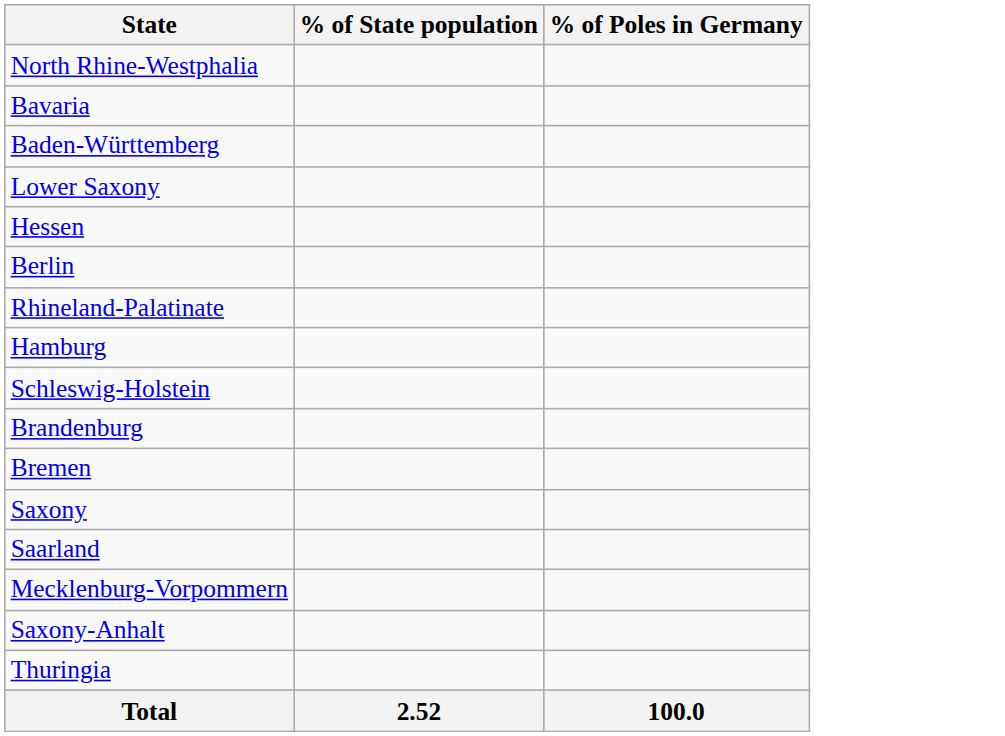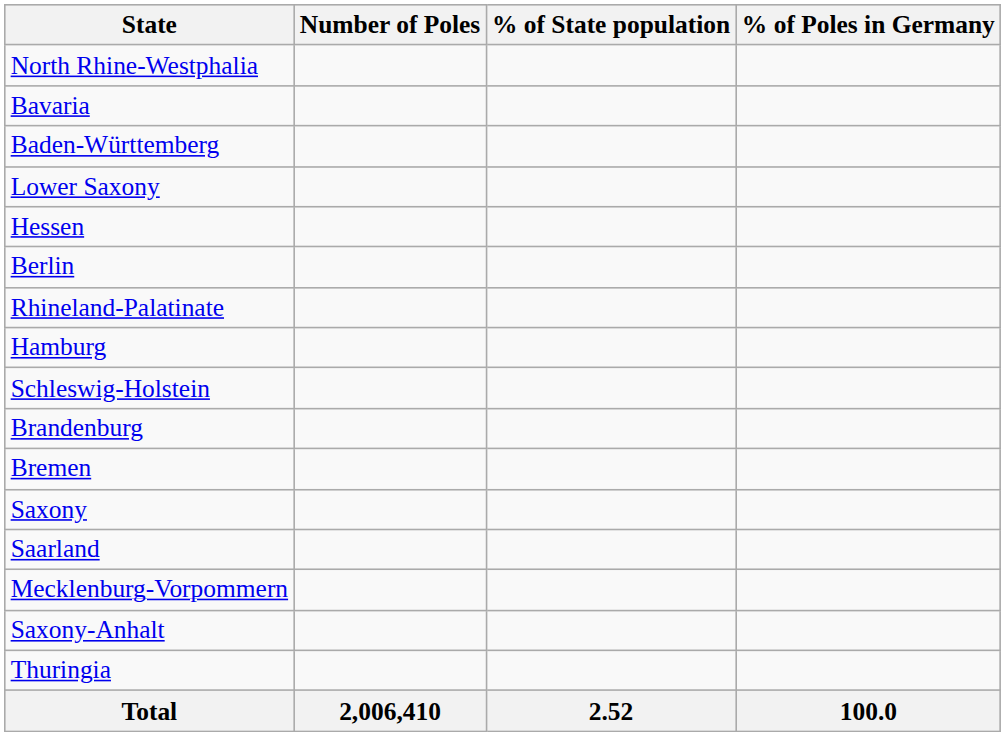+ column: (390, 24)
